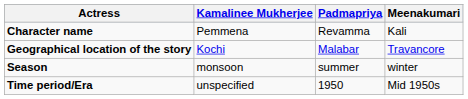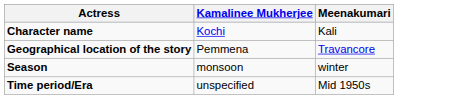- column: (350, 13)
(222, 31) Pemmena -> (211, 31) Kochi
(211, 49) Kochi -> (222, 49) Pemmena
